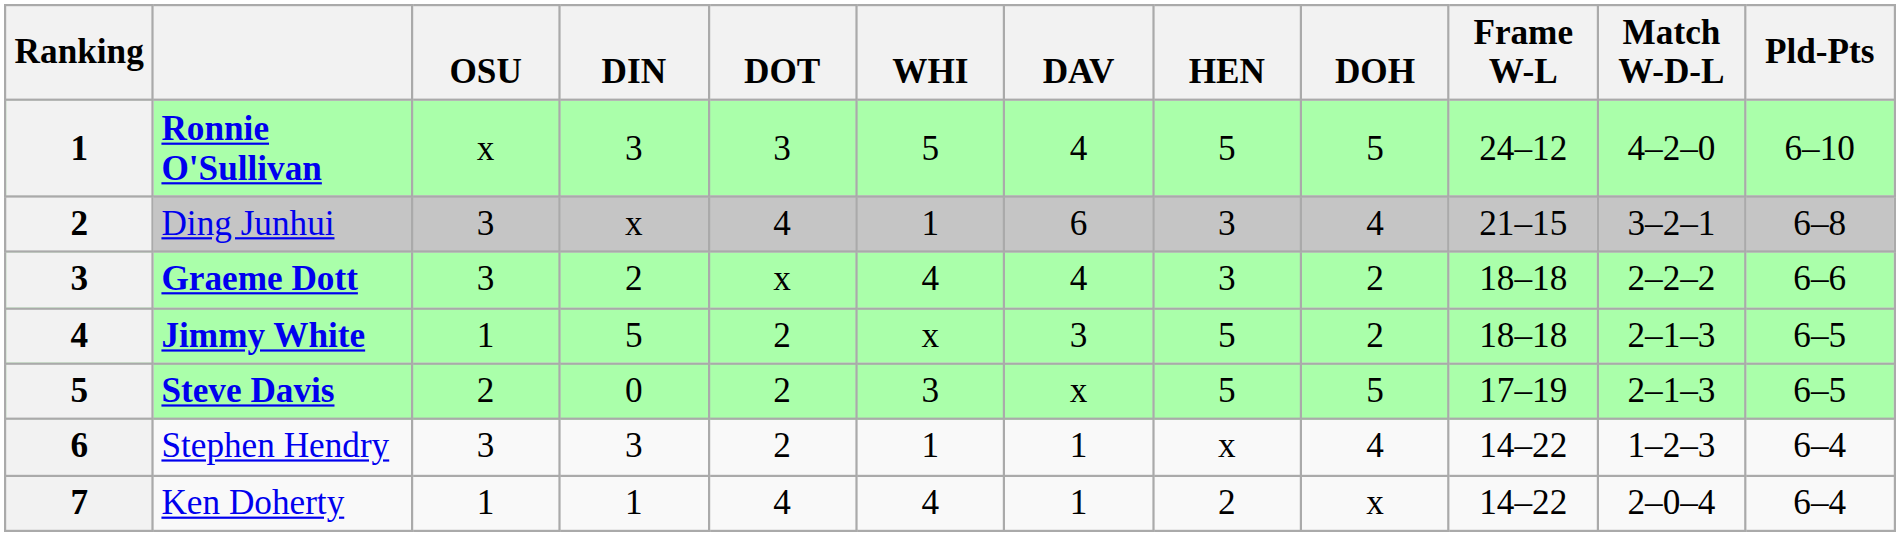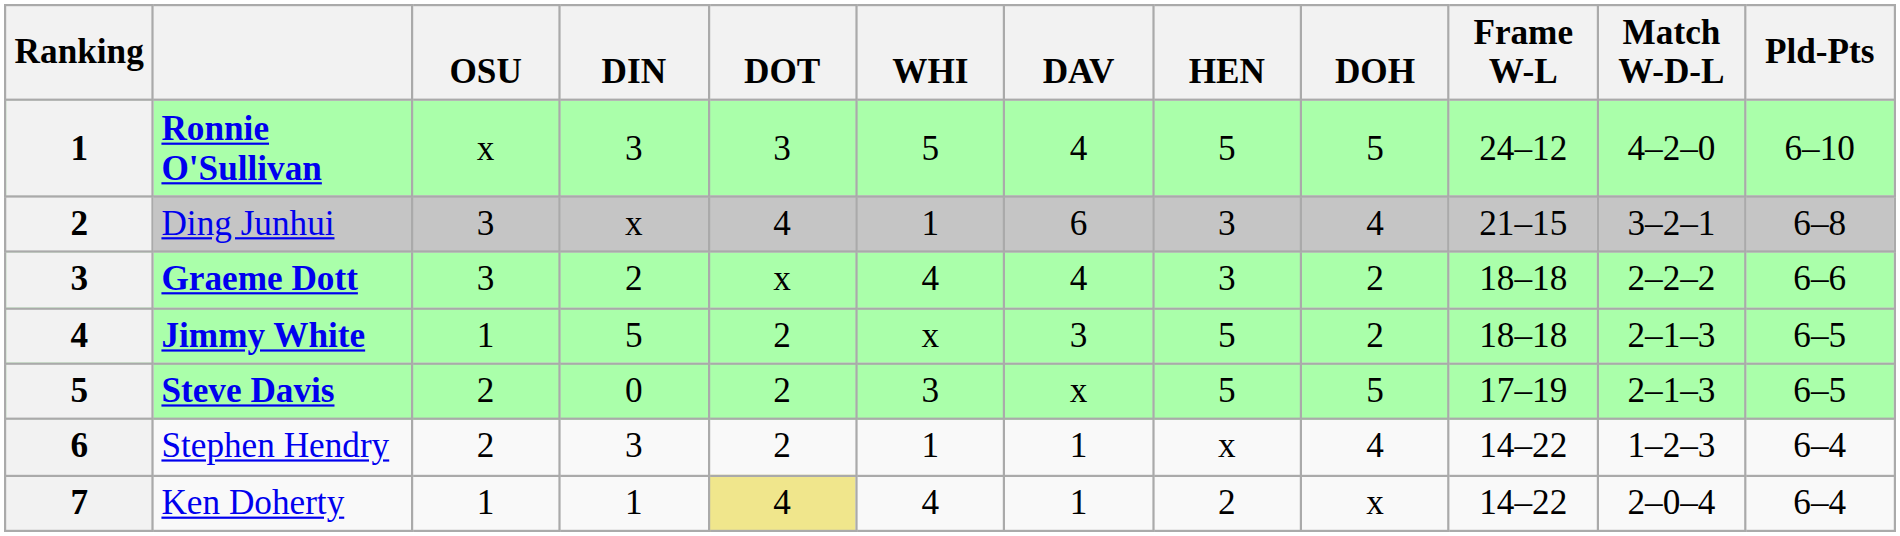(486, 446) 3 -> (486, 446) 2
(782, 502) no background -> (782, 502) khaki background
